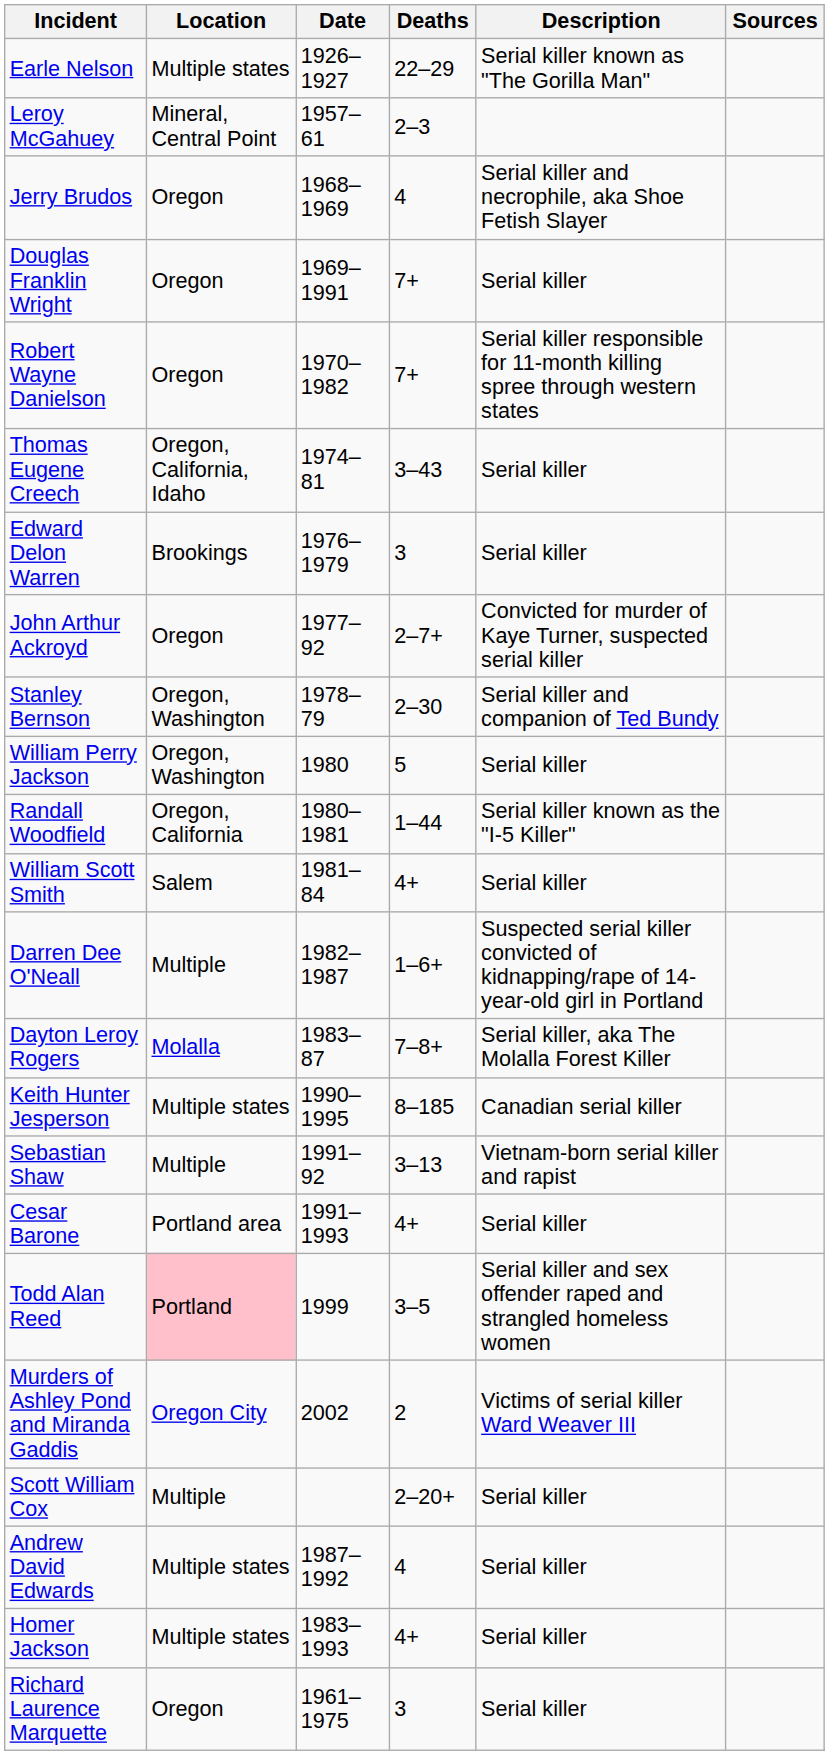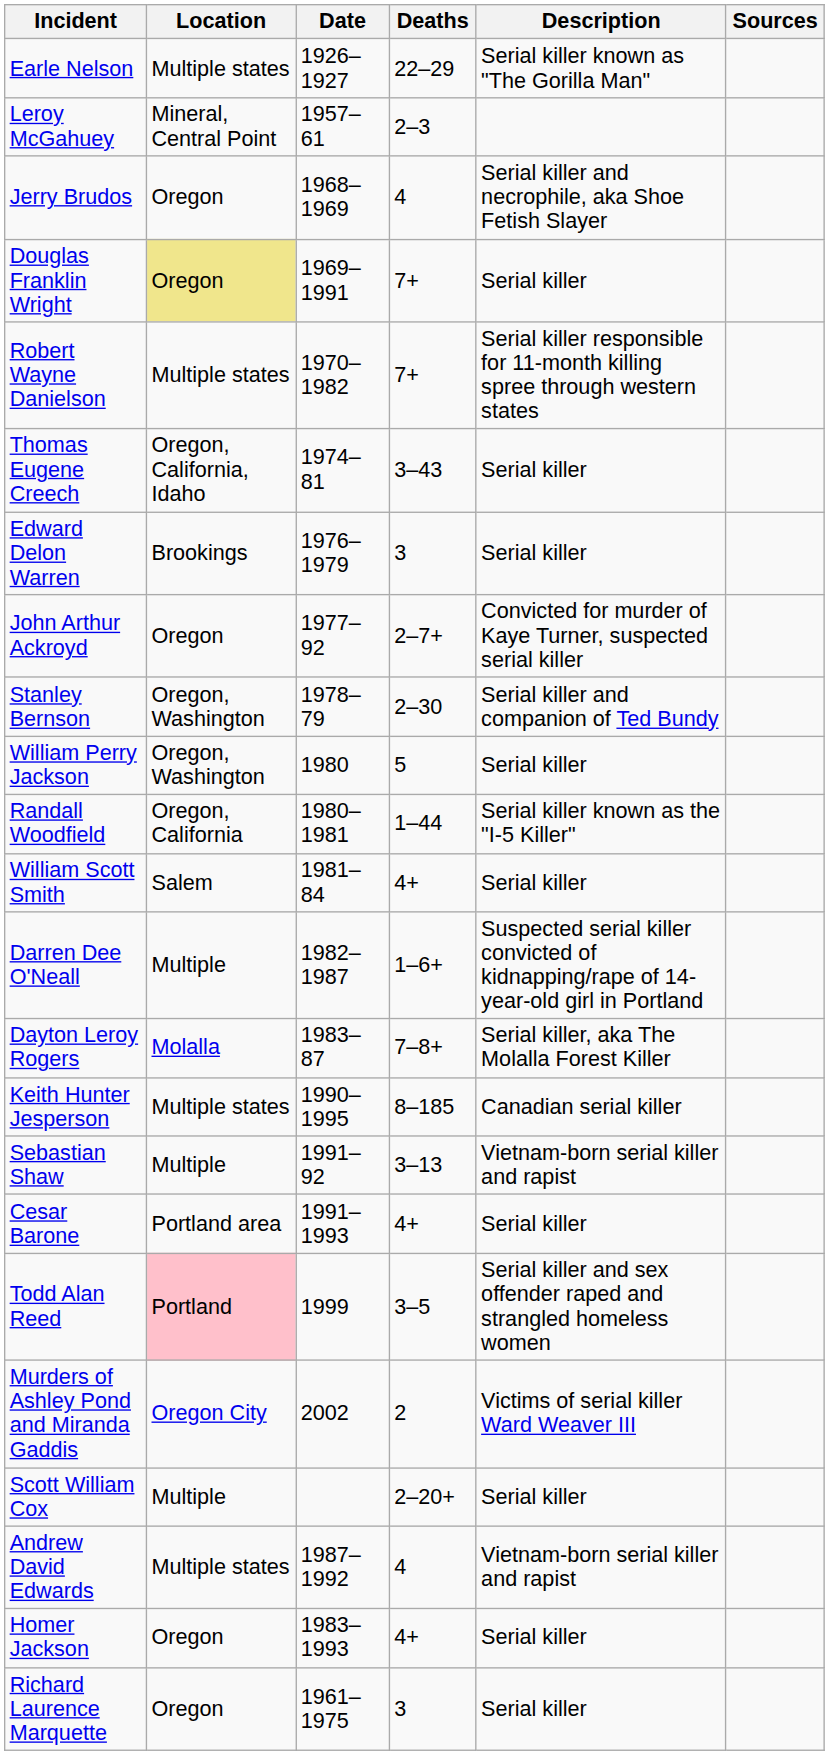(188, 280) no background -> (188, 280) khaki background
(188, 375) Oregon -> (221, 375) Multiple states
(534, 1567) Serial killer -> (600, 1567) Vietnam-born serial killer and rapist
(221, 1637) Multiple states -> (188, 1637) Oregon
